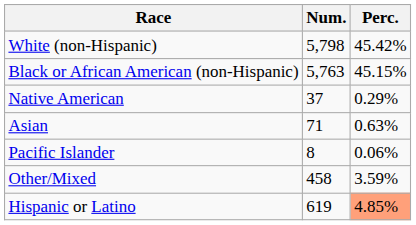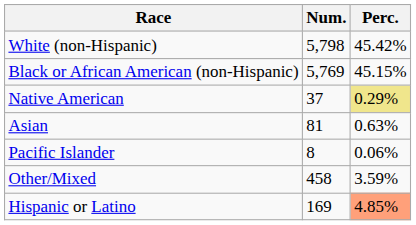(325, 71) 5,763 -> (325, 71) 5,769
(376, 98) no background -> (376, 98) khaki background
(315, 125) 71 -> (315, 125) 81
(319, 206) 619 -> (319, 206) 169
